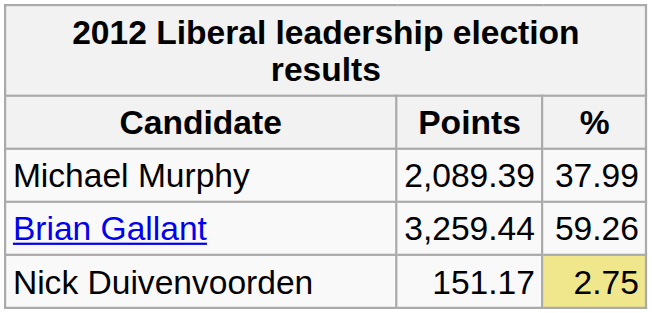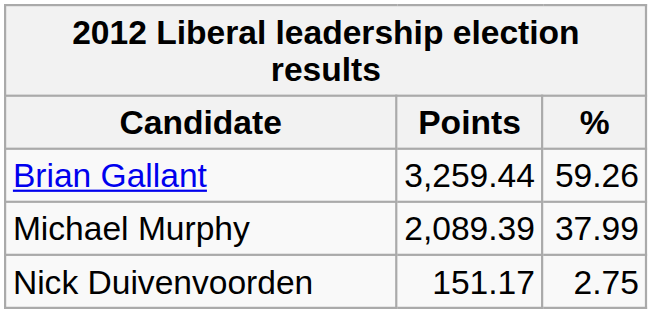rows swapped: (110, 229) <-> (131, 176)
(606, 282) khaki background -> (606, 282) no background
